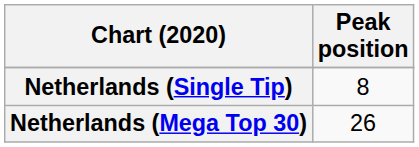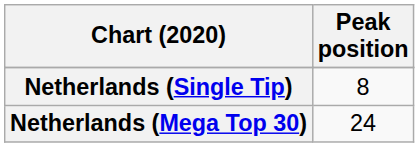(363, 123) 26 -> (363, 123) 24
